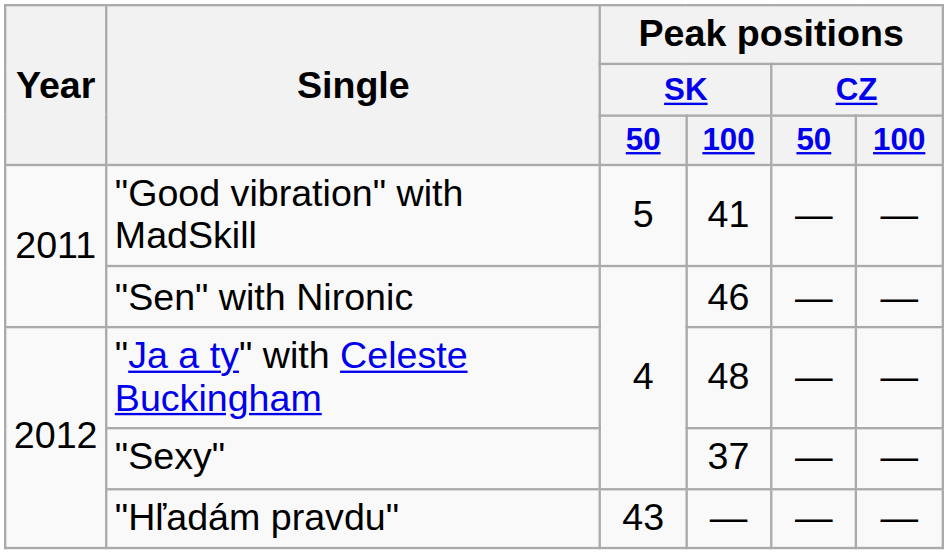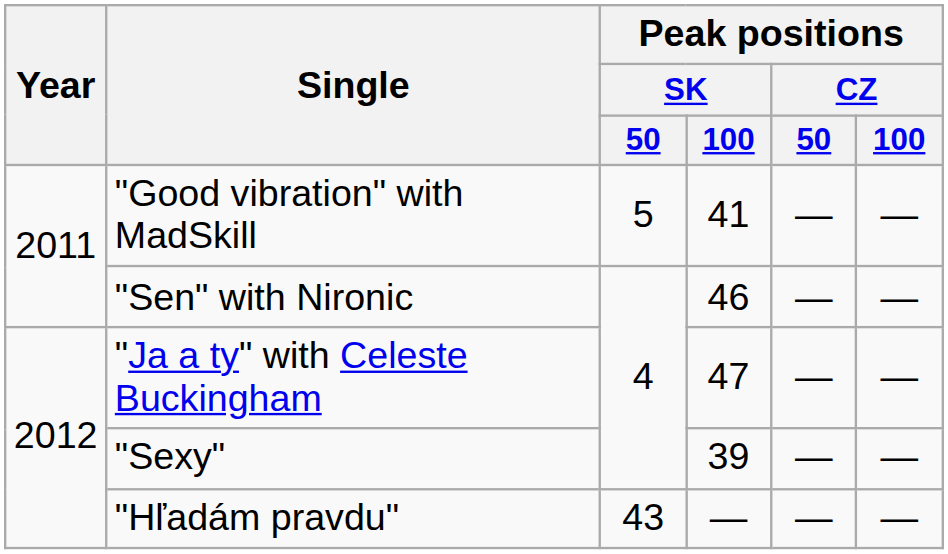(729, 376) 48 -> (729, 376) 47
(729, 457) 37 -> (729, 457) 39
